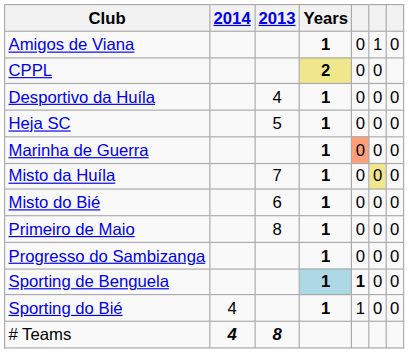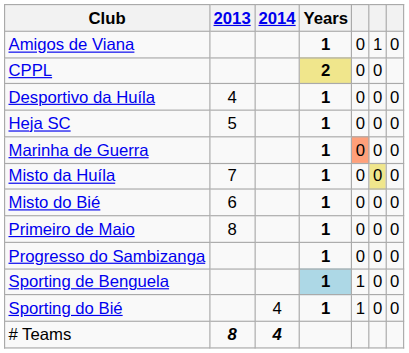columns swapped: (277, 18) <-> (232, 18)
(361, 282) bold -> (361, 282) normal
